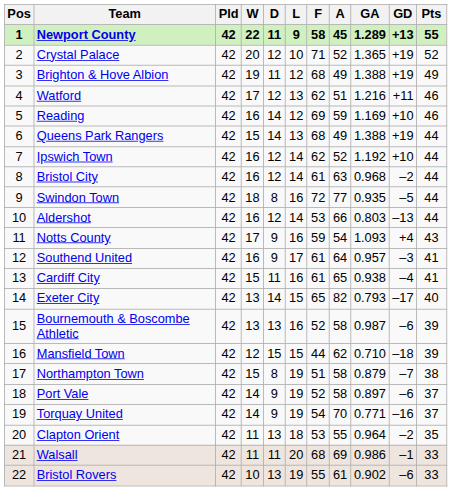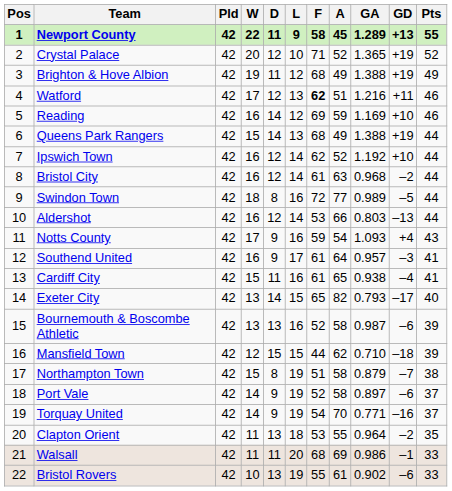(318, 95) normal -> (318, 95) bold
(370, 197) 0.935 -> (370, 197) 0.989
